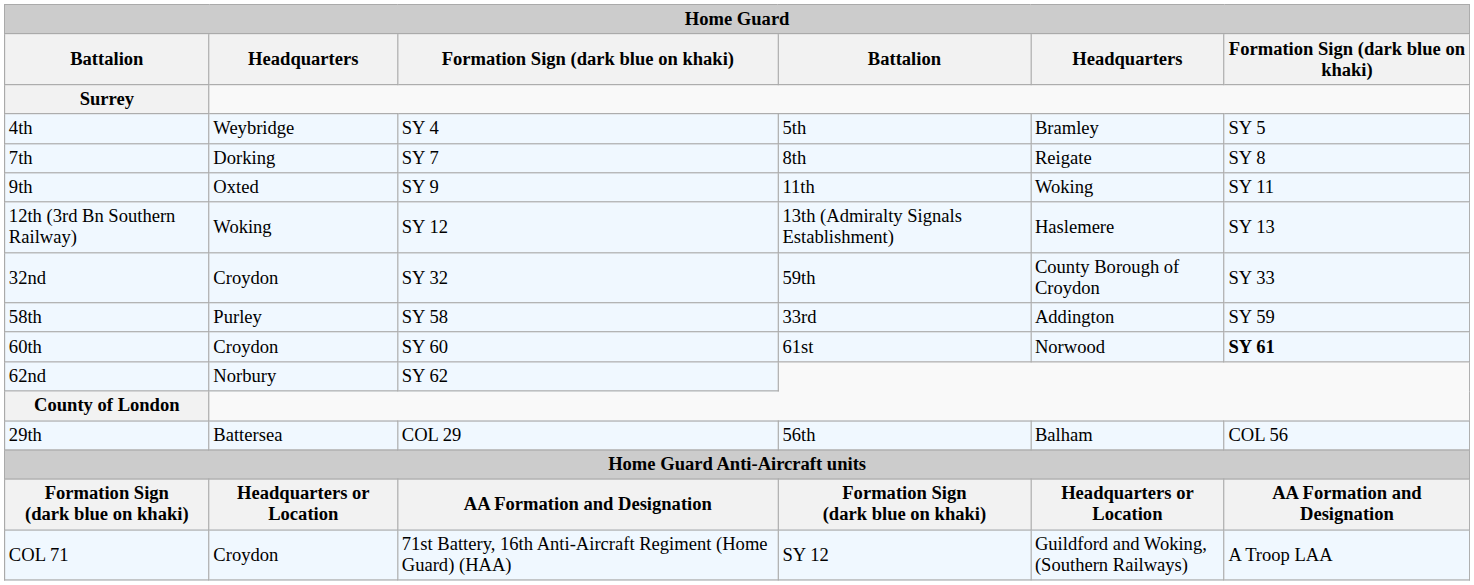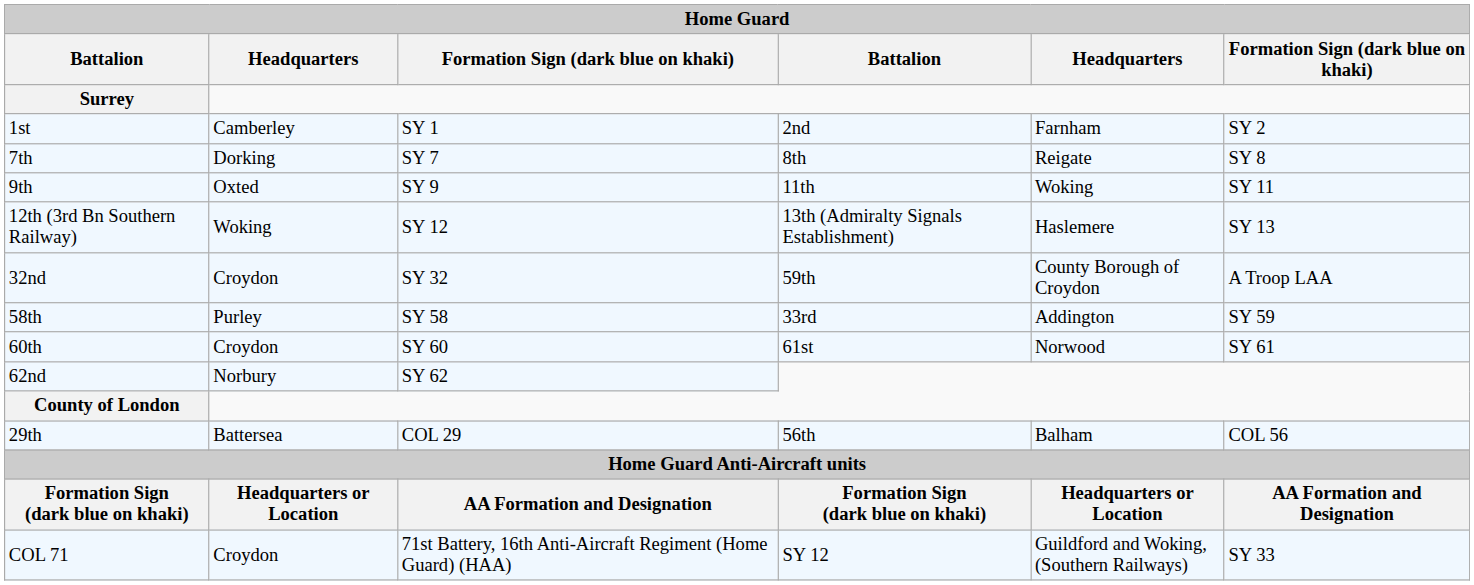+ row: (20, 128)
- row: (21, 128)
(1252, 277) SY 33 -> (1281, 277) A Troop LAA
(1252, 346) bold -> (1252, 346) normal
(1281, 554) A Troop LAA -> (1252, 554) SY 33
